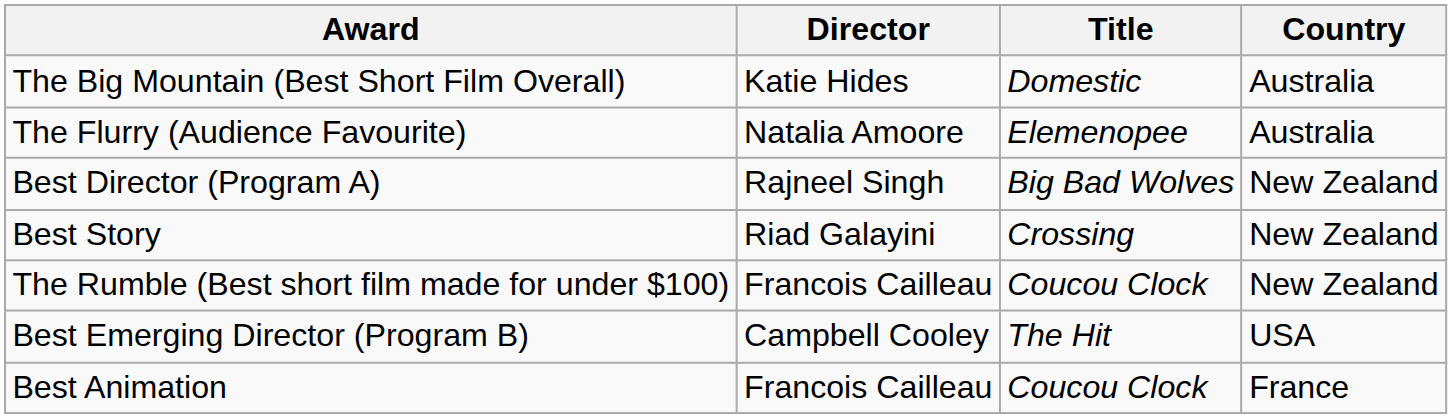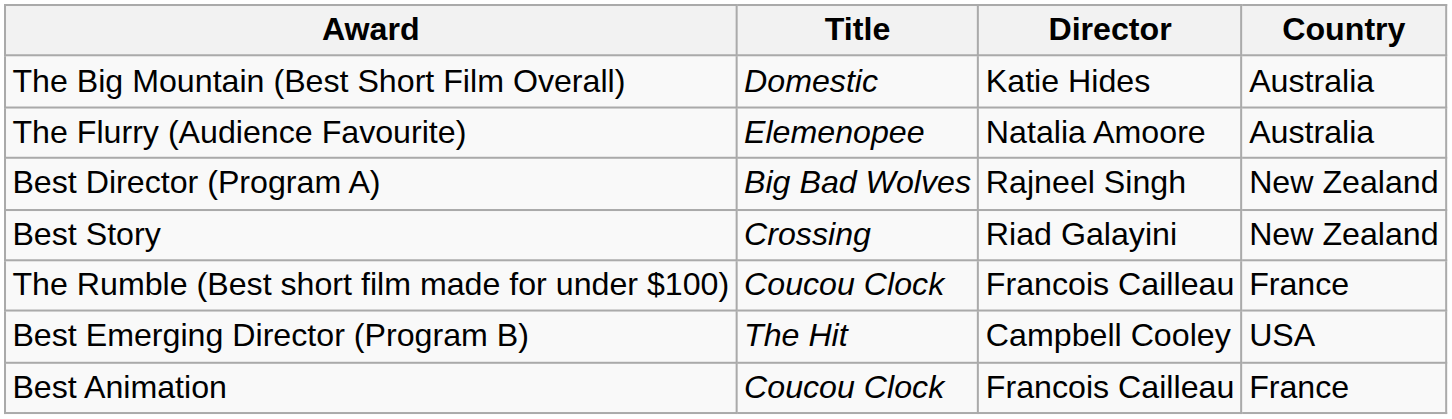columns swapped: (1121, 30) <-> (868, 30)
(1344, 285) New Zealand -> (1299, 285) France
